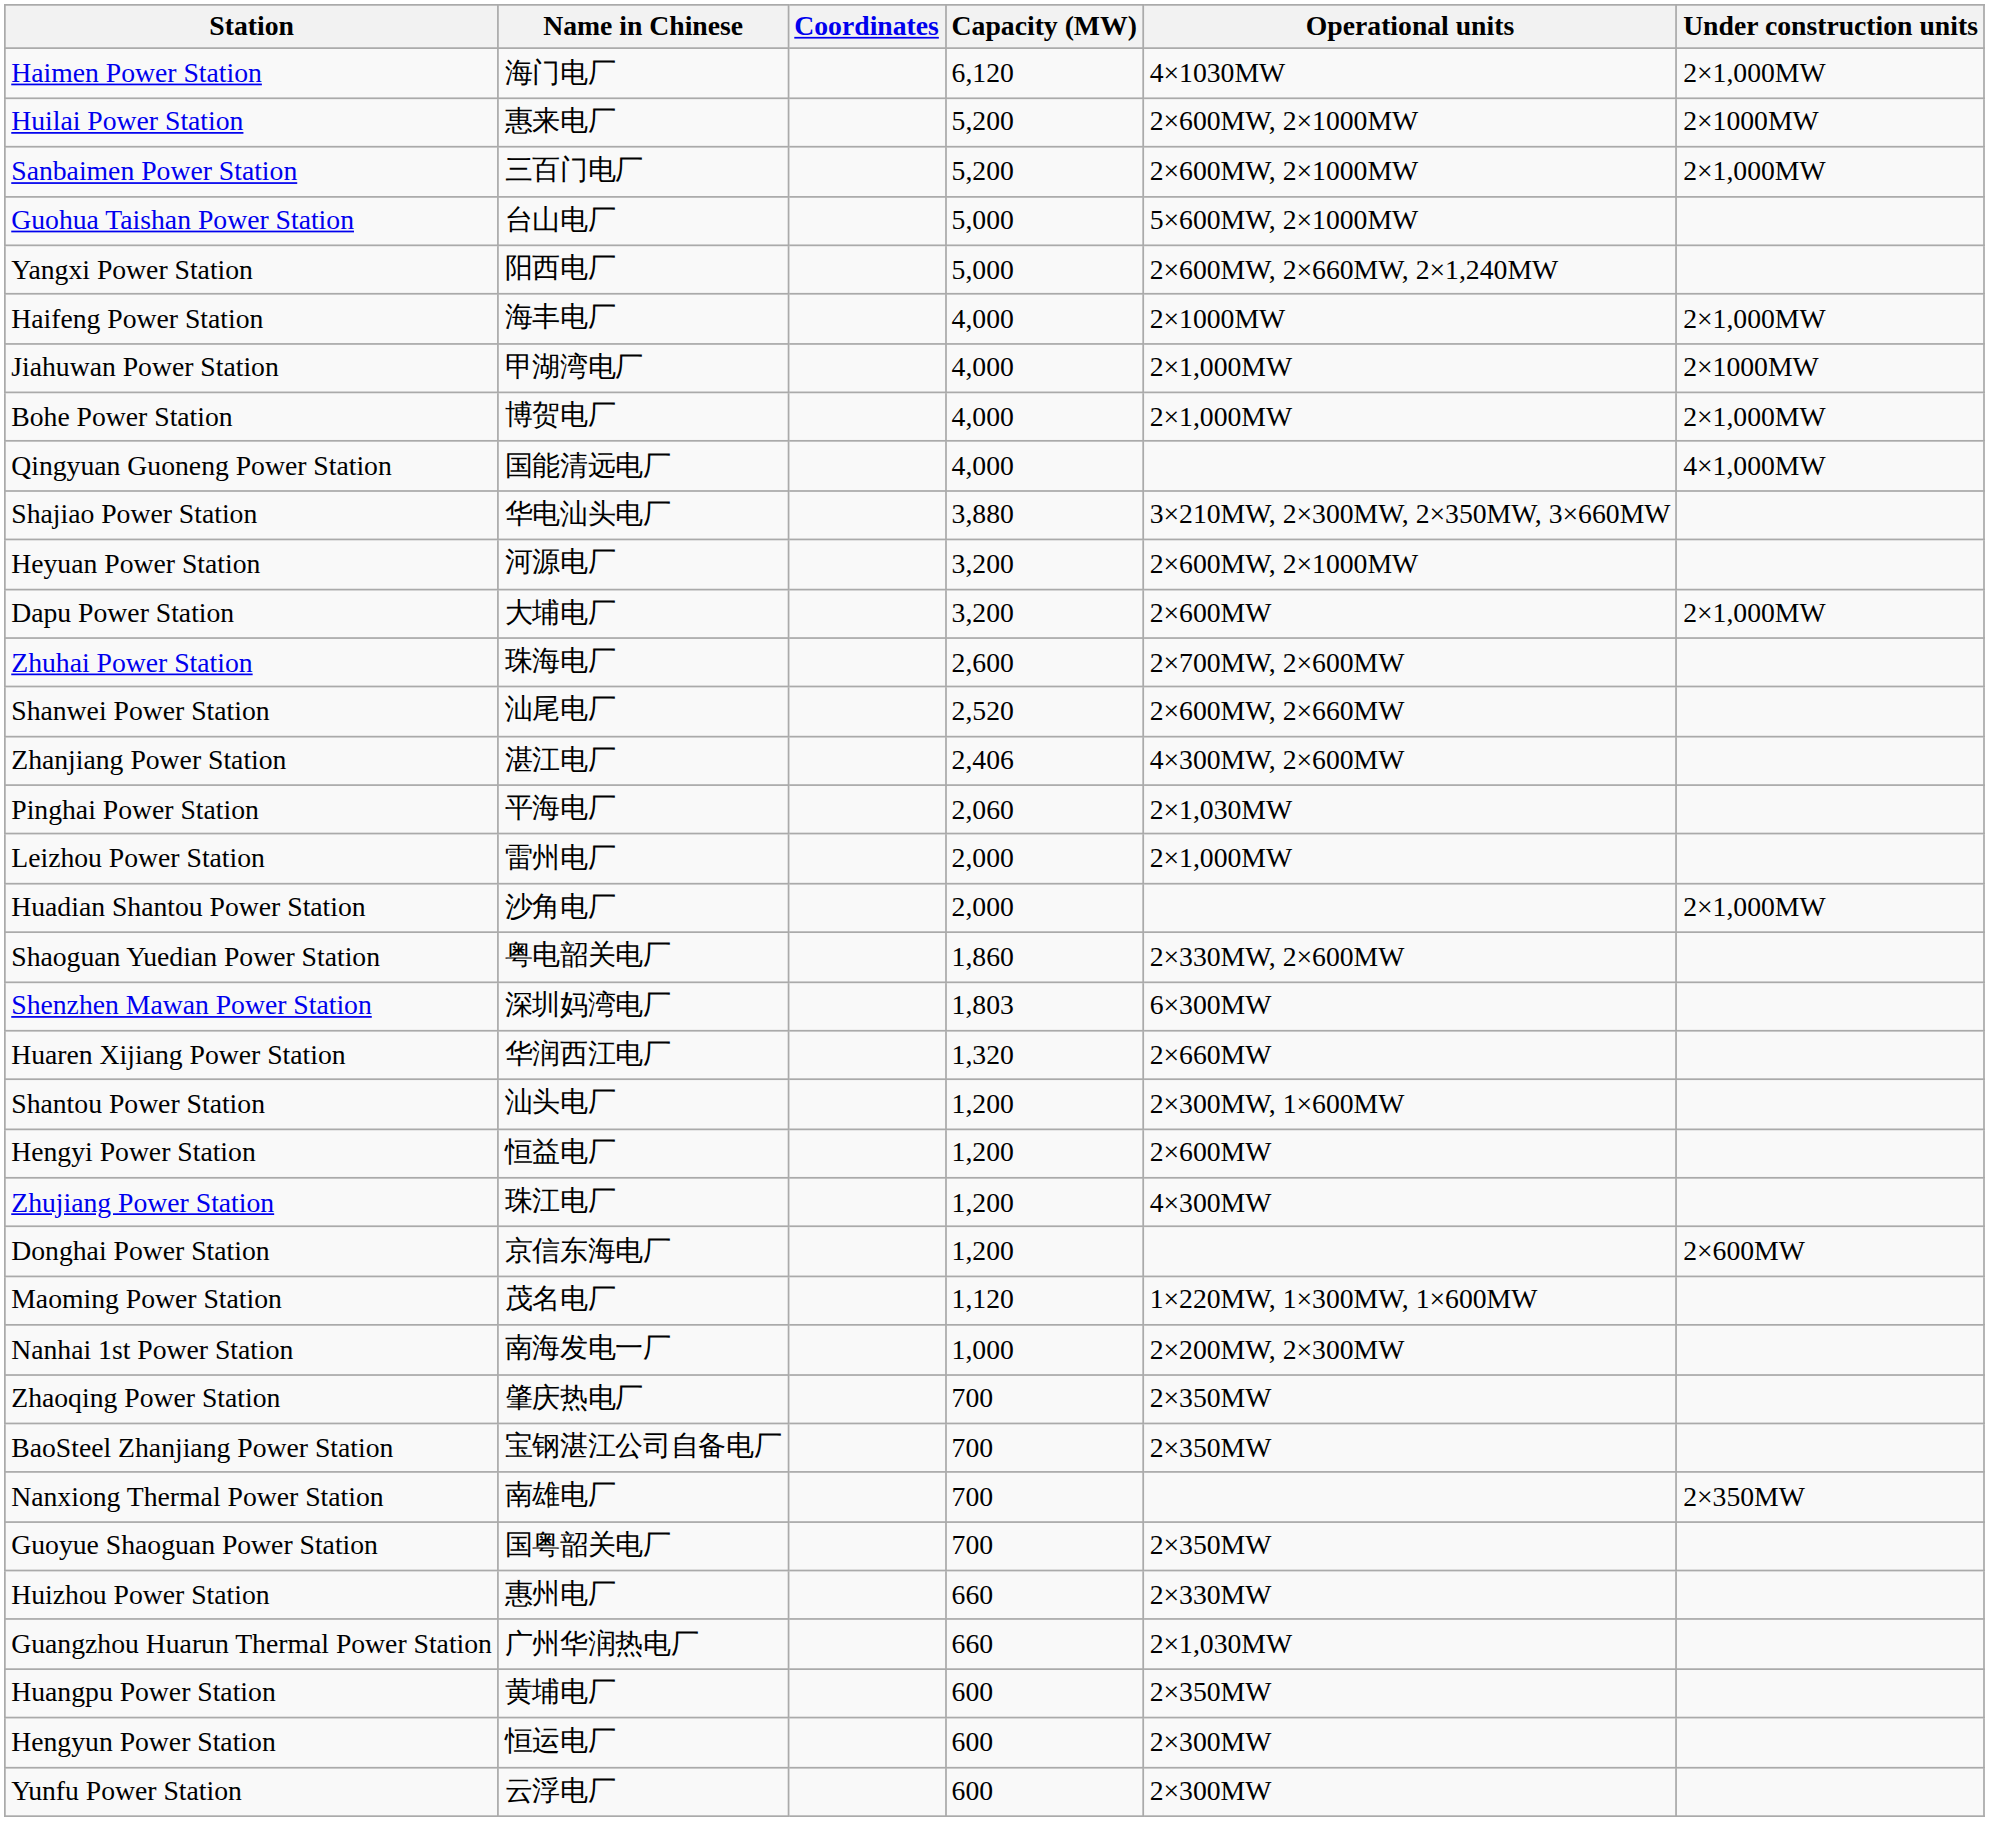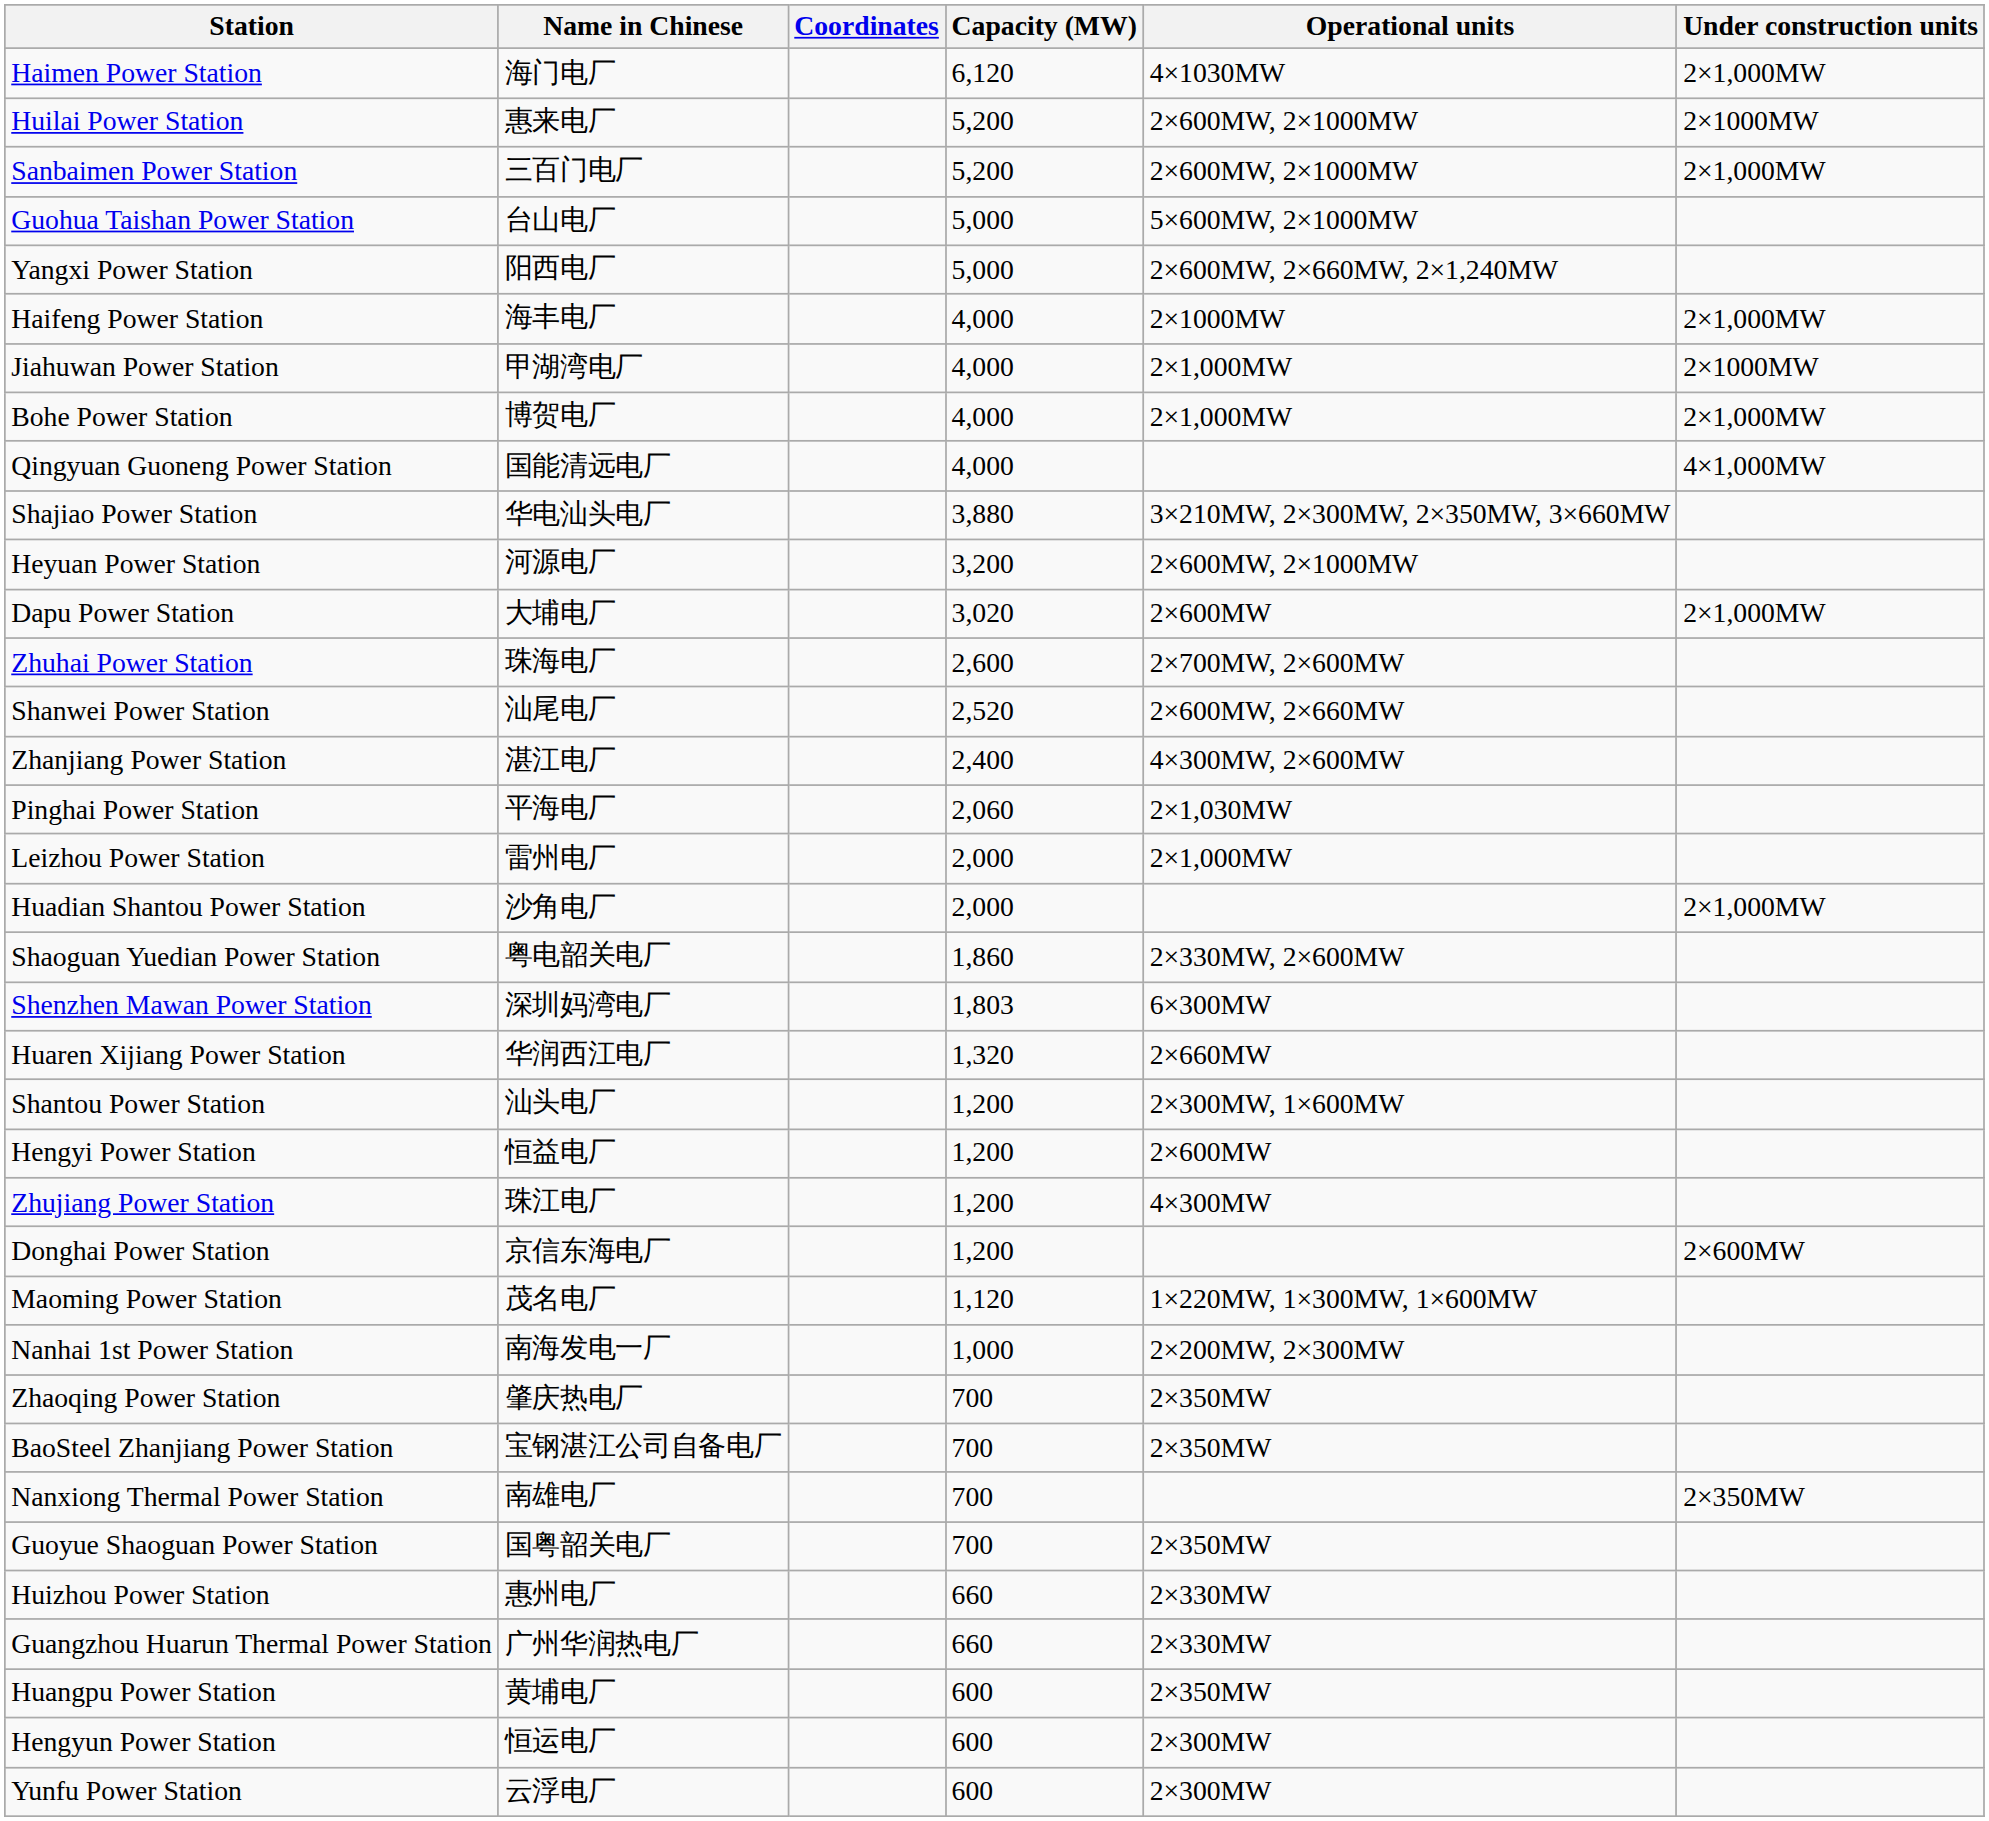(983, 612) 3,200 -> (983, 612) 3,020
(983, 760) 2,406 -> (983, 760) 2,400
(1221, 1643) 2×1,030MW -> (1210, 1643) 2×330MW
